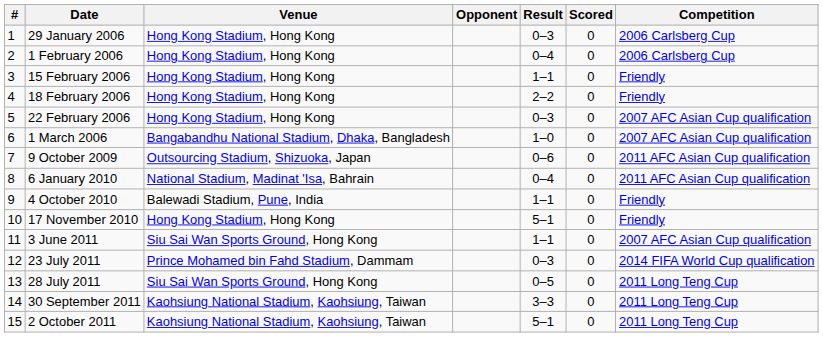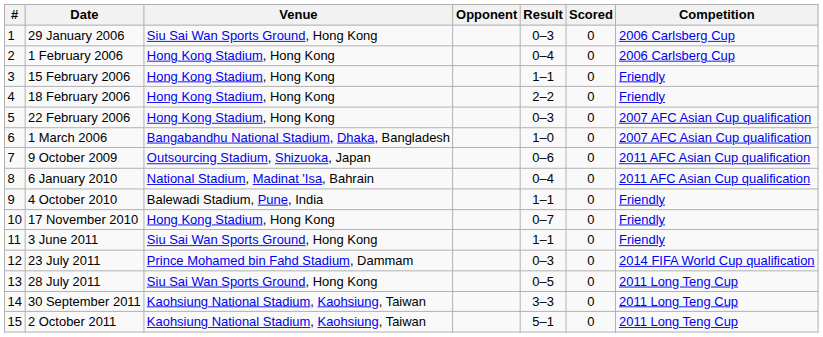(241, 36) Hong Kong Stadium, Hong Kong -> (262, 36) Siu Sai Wan Sports Ground, Hong Kong
(543, 220) 5–1 -> (543, 220) 0–7
(715, 240) 2007 AFC Asian Cup qualification -> (642, 240) Friendly
